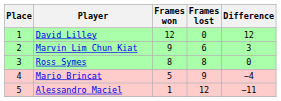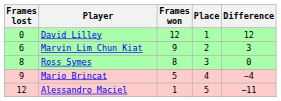columns swapped: (19, 16) <-> (204, 16)
